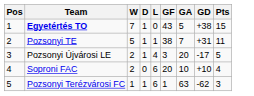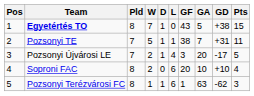+ column: (136, 11)
